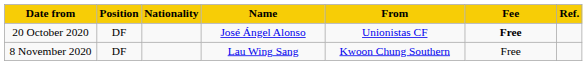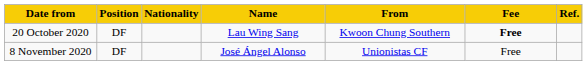(263, 33) José Ángel Alonso -> (263, 33) Lau Wing Sang
(395, 33) Unionistas CF -> (395, 33) Kwoon Chung Southern
(263, 51) Lau Wing Sang -> (263, 51) José Ángel Alonso
(395, 51) Kwoon Chung Southern -> (395, 51) Unionistas CF
